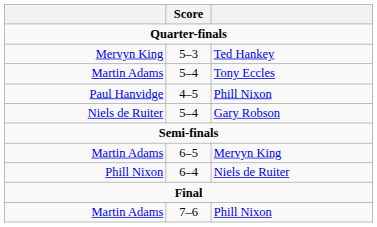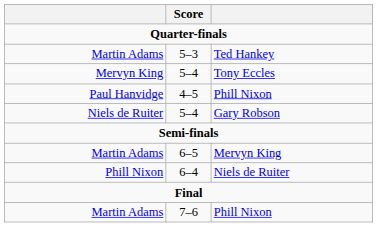(129, 53) Mervyn King -> (127, 53) Martin Adams
(127, 73) Martin Adams -> (129, 73) Mervyn King
